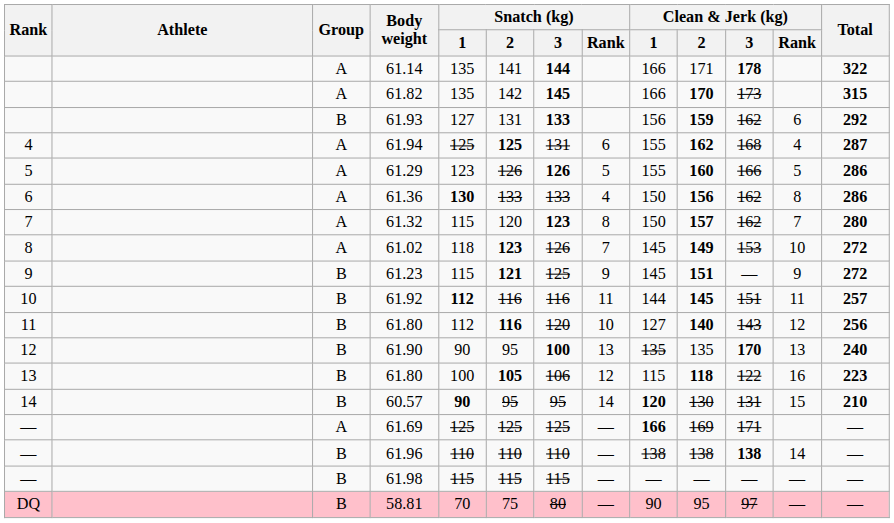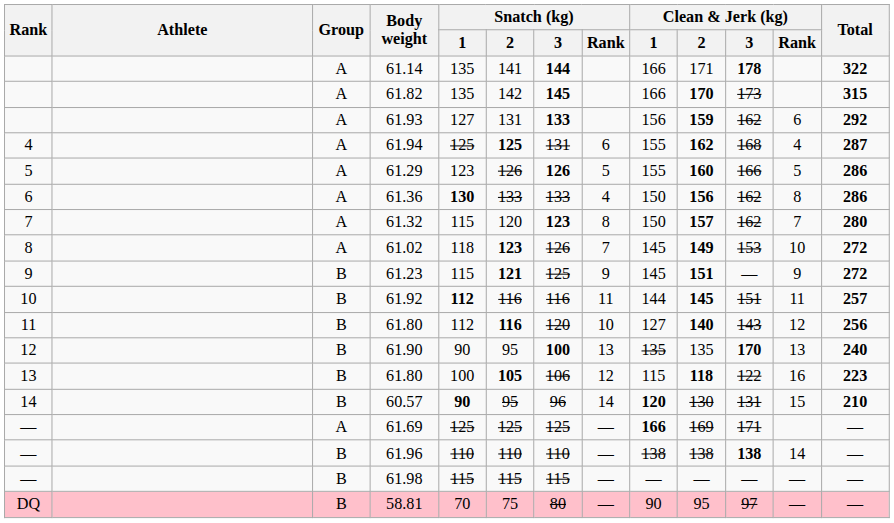(341, 119) B -> (341, 119) A
(558, 401) 95 -> (558, 401) 96
